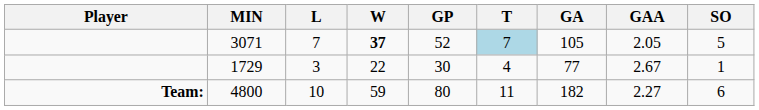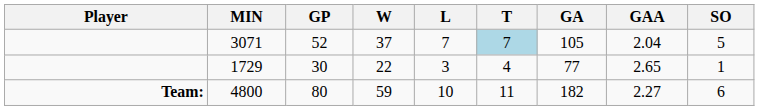columns swapped: (442, 17) <-> (316, 17)
(378, 42) bold -> (384, 42) normal
(647, 42) 2.05 -> (647, 42) 2.04
(647, 67) 2.67 -> (647, 67) 2.65
